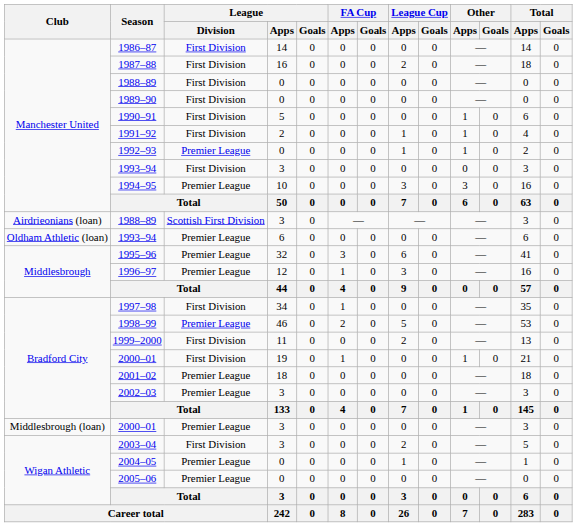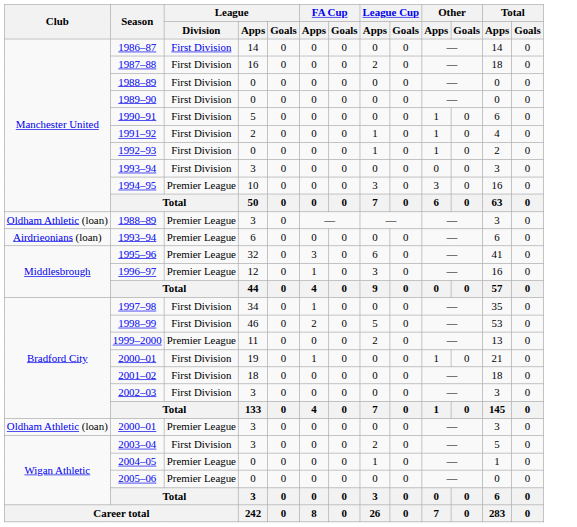(216, 151) Premier League -> (201, 151) First Division
(57, 220) Airdrieonians (loan) -> (57, 220) Oldham Athletic (loan)
(216, 220) Scottish First Division -> (201, 220) Premier League
(57, 237) Oldham Athletic (loan) -> (57, 237) Airdrieonians (loan)
(216, 323) Premier League -> (201, 323) First Division
(216, 340) First Division -> (201, 340) Premier League
(216, 375) Premier League -> (201, 375) First Division
(216, 392) Premier League -> (201, 392) First Division
(57, 427) Middlesbrough (loan) -> (57, 427) Oldham Athletic (loan)
